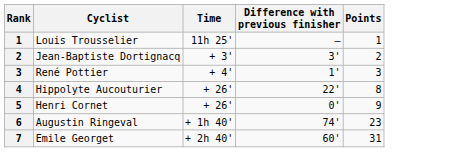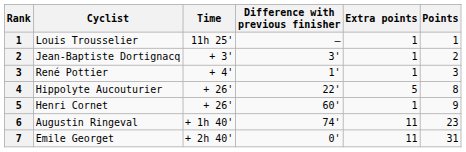+ column: (381, 18)
(334, 106) 0' -> (331, 106) 60'
(331, 138) 60' -> (334, 138) 0'
